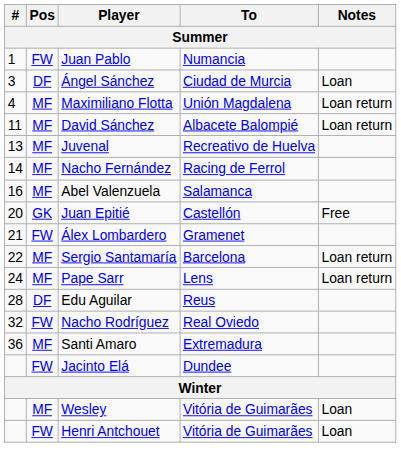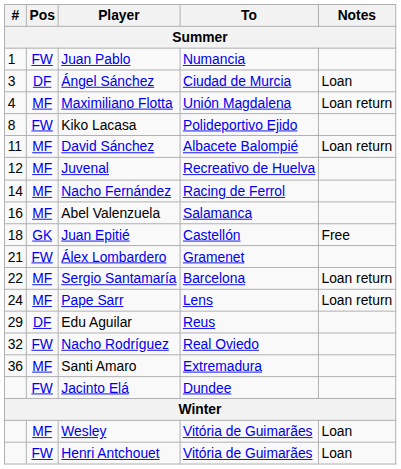+ row: (99, 125)
(15, 147) 13 -> (15, 169) 12
(15, 213) 20 -> (15, 235) 18
(15, 300) 28 -> (15, 322) 29
